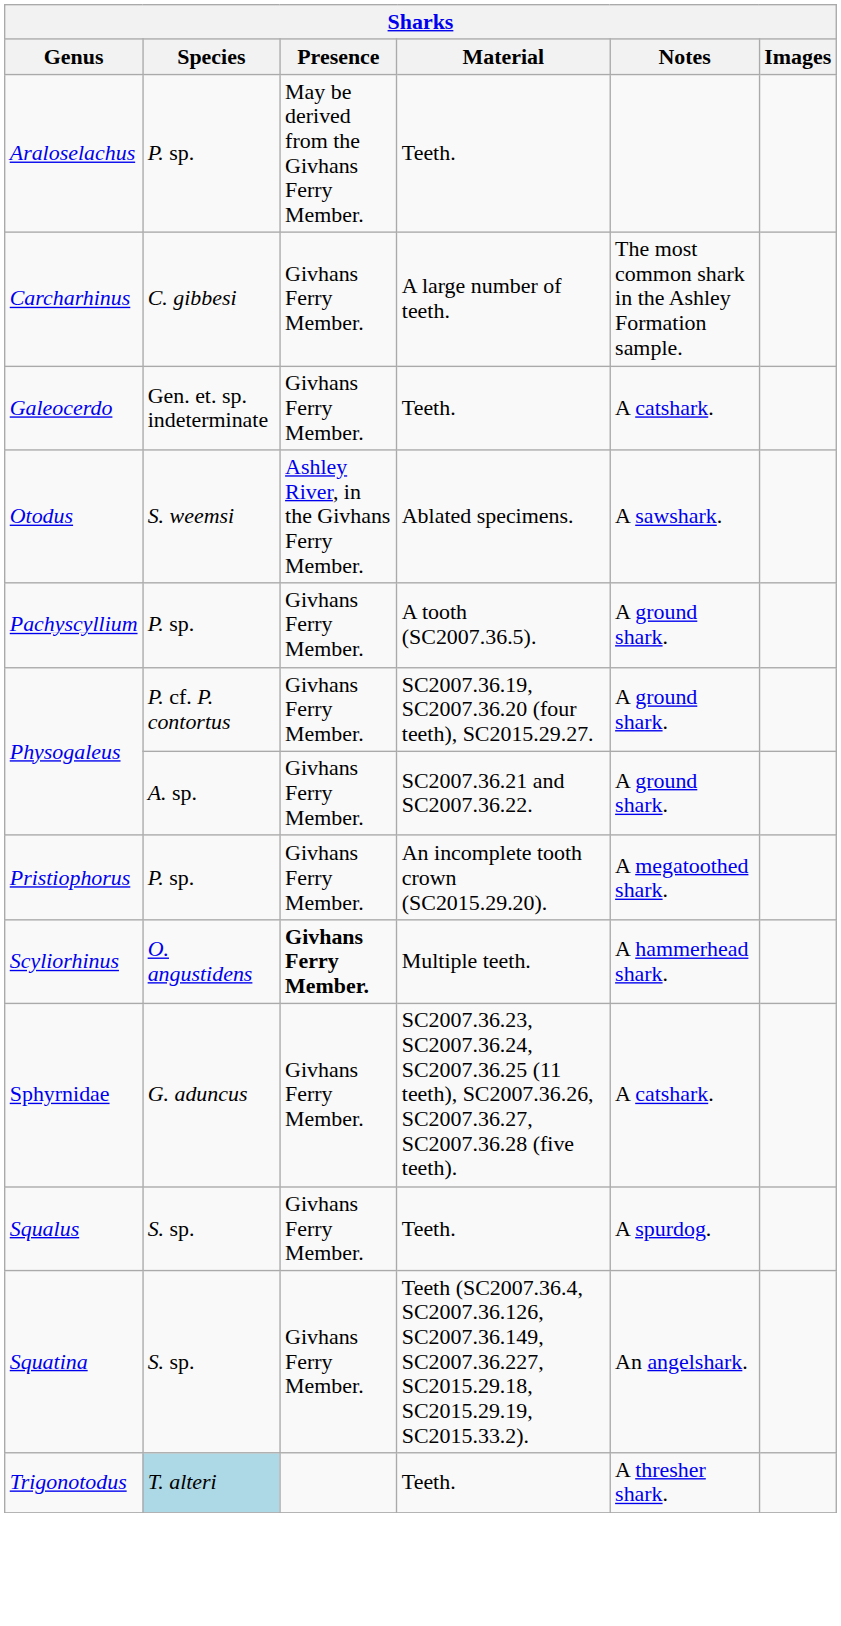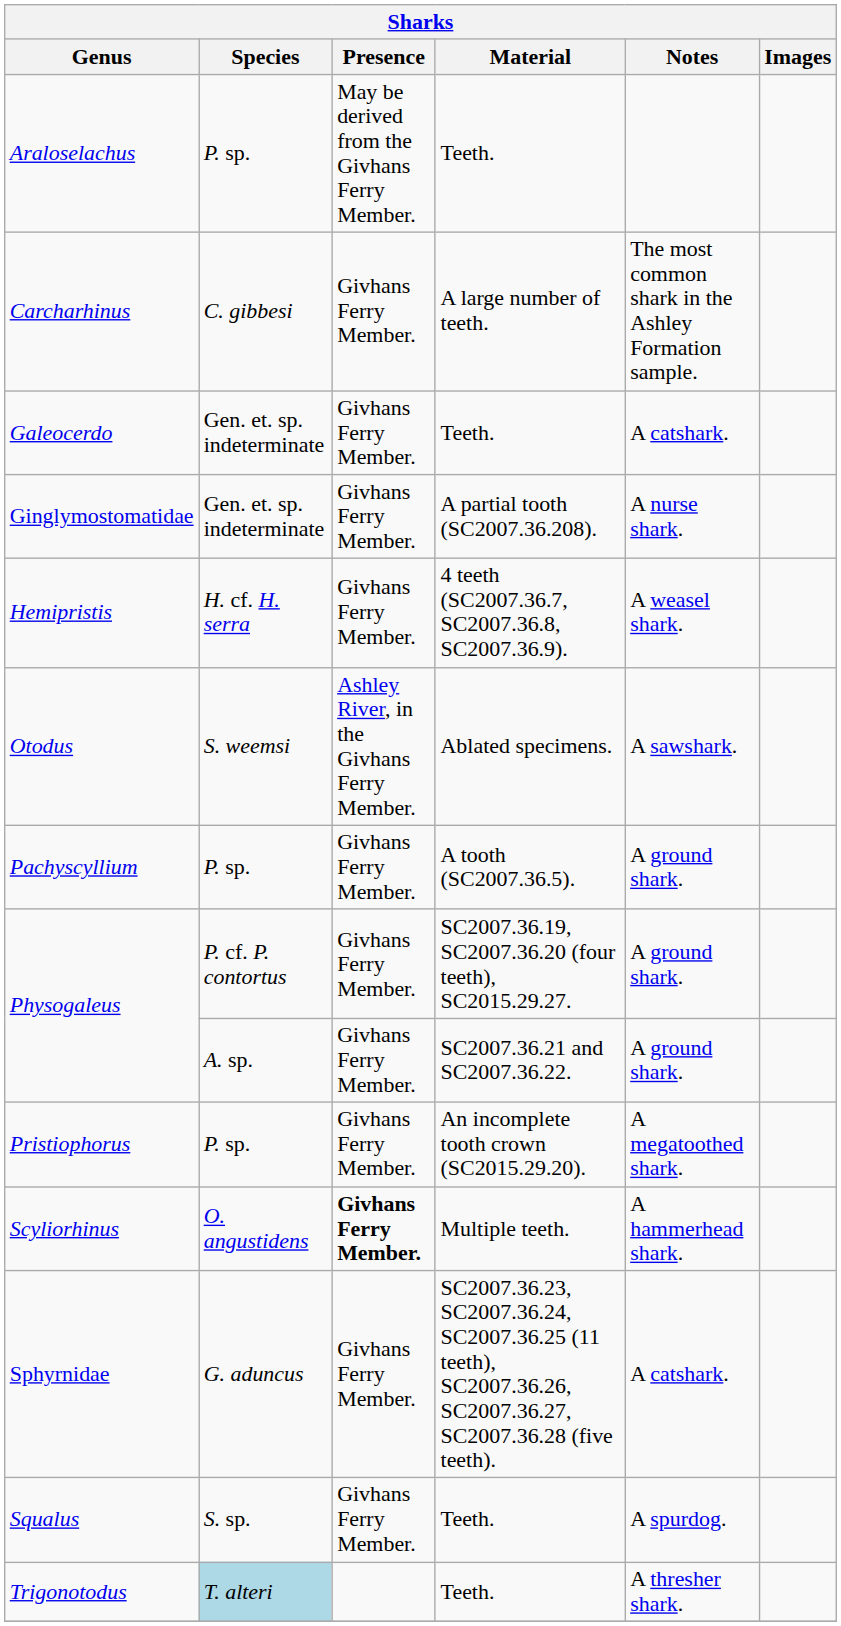+ row: (102, 516)
+ row: (61, 612)
- row: (49, 1361)
